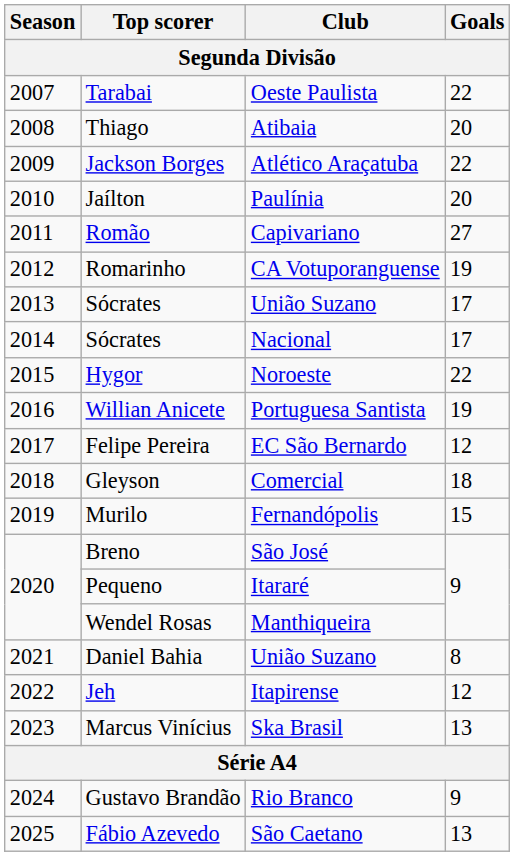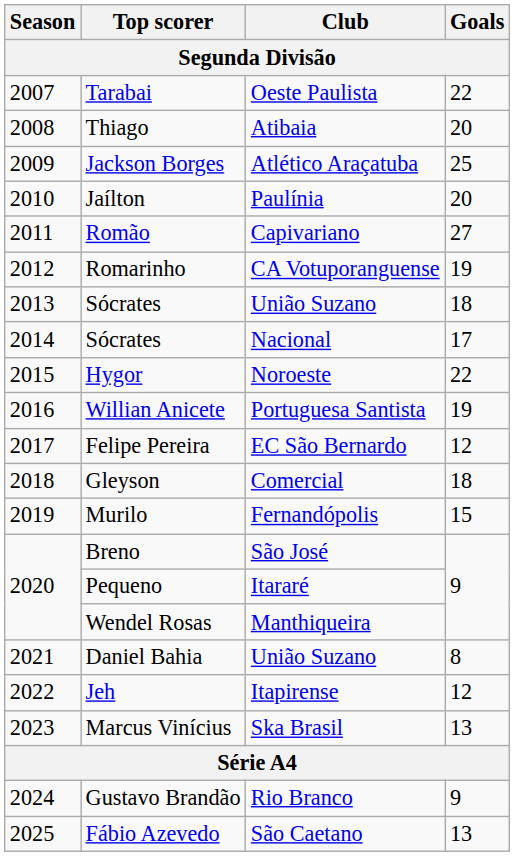(461, 163) 22 -> (461, 163) 25
(461, 304) 17 -> (461, 304) 18
